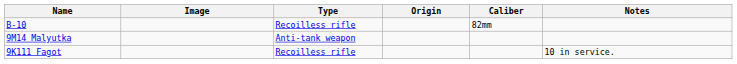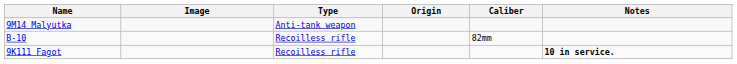rows swapped: (16, 25) <-> (39, 38)
(580, 52) normal -> (580, 52) bold
